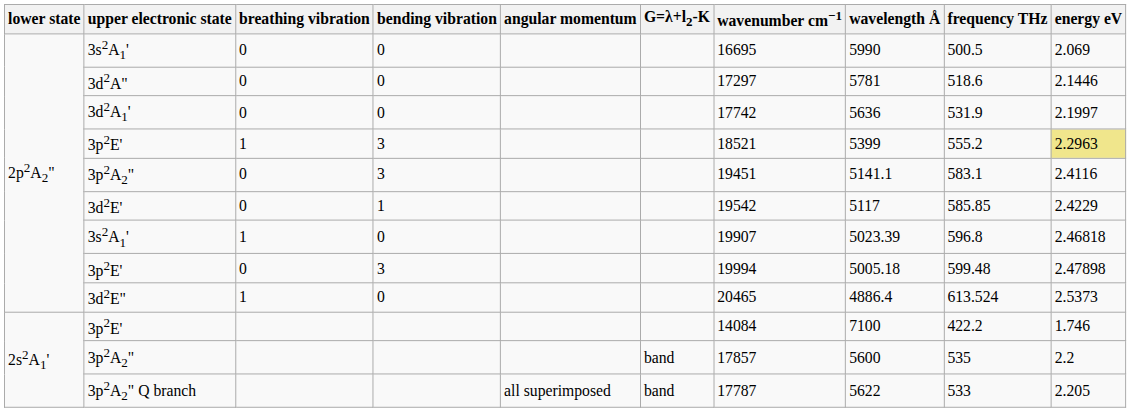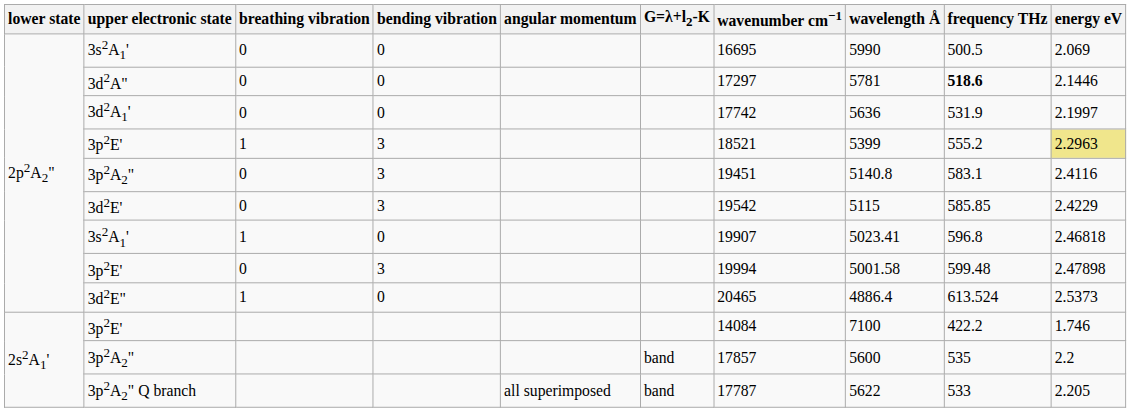(965, 81) normal -> (965, 81) bold
(871, 174) 5141.1 -> (871, 174) 5140.8
(381, 206) 1 -> (381, 206) 3
(865, 206) 5117 -> (865, 206) 5115
(875, 237) 5023.39 -> (875, 237) 5023.41
(875, 268) 5005.18 -> (875, 268) 5001.58
